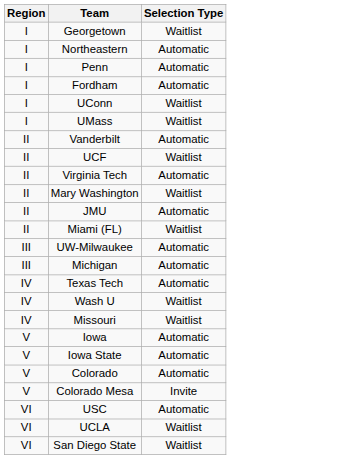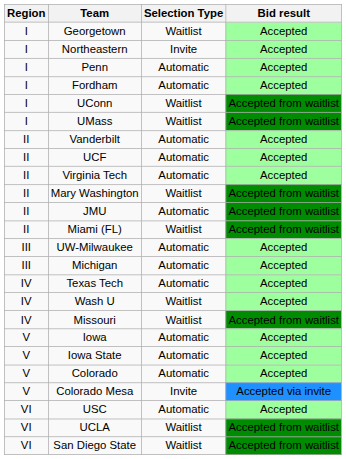+ column: (284, 13)
(184, 49) Automatic -> (184, 49) Invite
(184, 157) Waitlist -> (184, 157) Automatic
